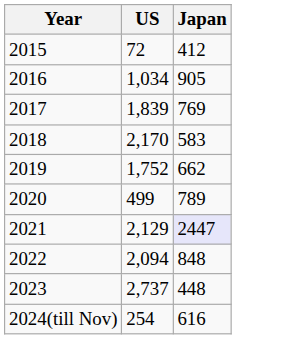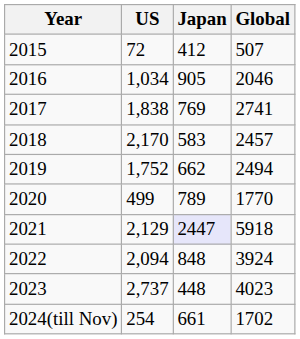+ column: (263, 19)
(147, 109) 1,839 -> (147, 109) 1,838
(192, 318) 616 -> (192, 318) 661
